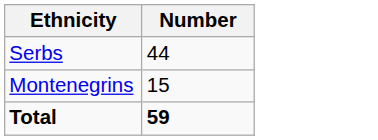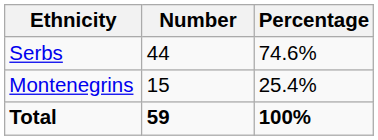+ column: (314, 20)
